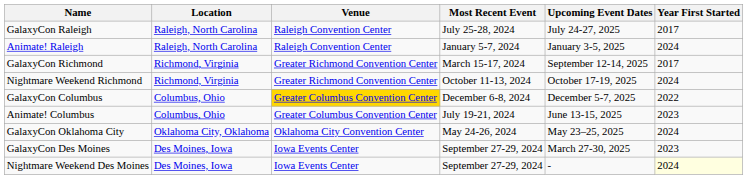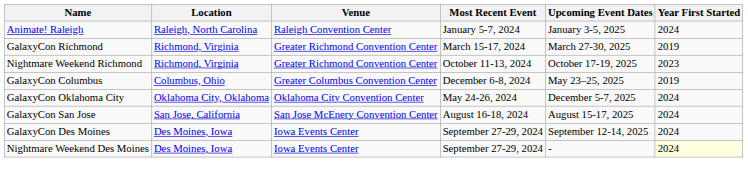- row: (49, 30)
(598, 64) September 12-14, 2025 -> (589, 47) March 27-30, 2025
(668, 64) 2017 -> (668, 47) 2019
(668, 81) 2024 -> (668, 64) 2023
(355, 98) gold background -> (355, 81) no background
(592, 98) December 5-7, 2025 -> (586, 81) May 23–25, 2025
(668, 98) 2022 -> (668, 81) 2019
- row: (50, 115)
(586, 132) May 23–25, 2025 -> (592, 98) December 5-7, 2025
+ row: (51, 115)
(589, 149) March 27-30, 2025 -> (598, 132) September 12-14, 2025
(668, 149) 2023 -> (668, 132) 2024
